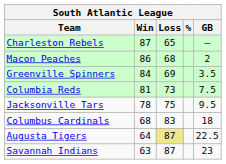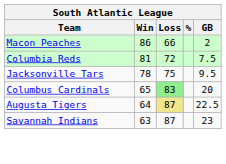- row: (55, 43)
(170, 58) 68 -> (170, 43) 66
- row: (61, 74)
(170, 89) 73 -> (170, 58) 72
(145, 120) 68 -> (145, 89) 65
(170, 120) no background -> (170, 89) lightgreen background
(207, 120) 18 -> (207, 89) 20
